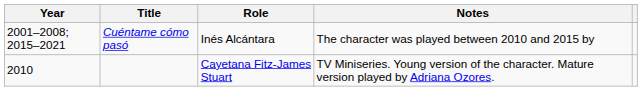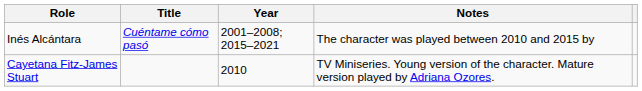columns swapped: (52, 13) <-> (256, 13)
